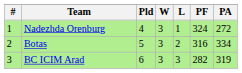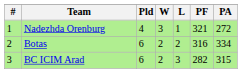(200, 28) 324 -> (200, 28) 321
(141, 44) 5 -> (141, 44) 6
(161, 44) 3 -> (161, 44) 2
(161, 60) 3 -> (161, 60) 2
(224, 60) 319 -> (224, 60) 315
